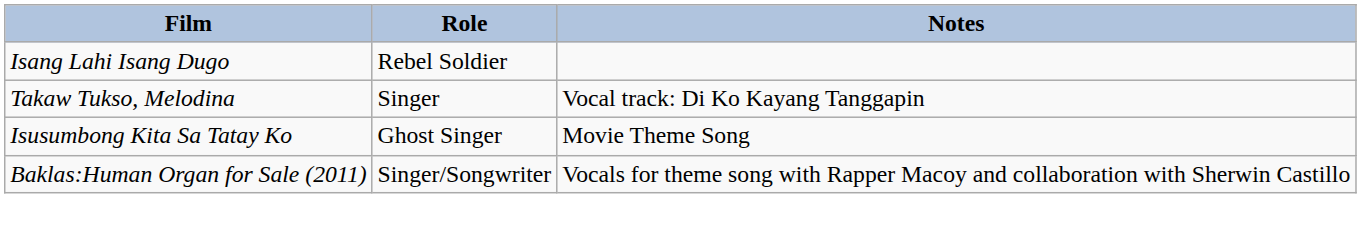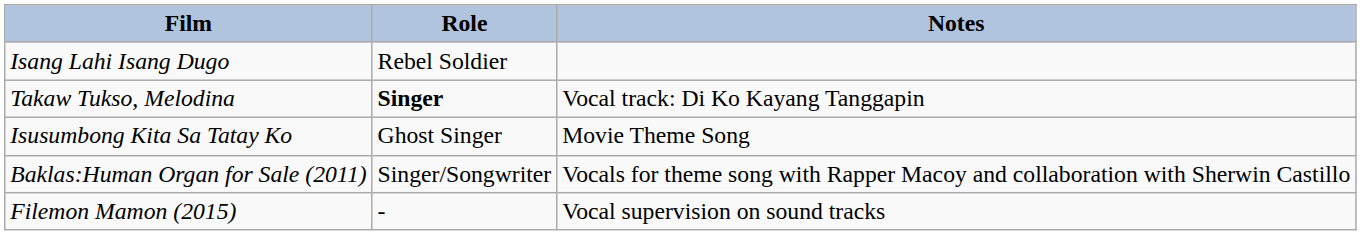(409, 98) normal -> (410, 98) bold
+ row: (123, 211)
